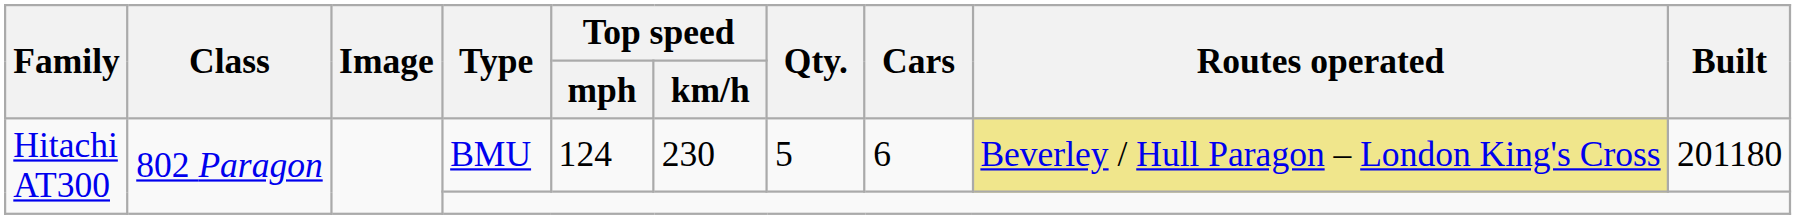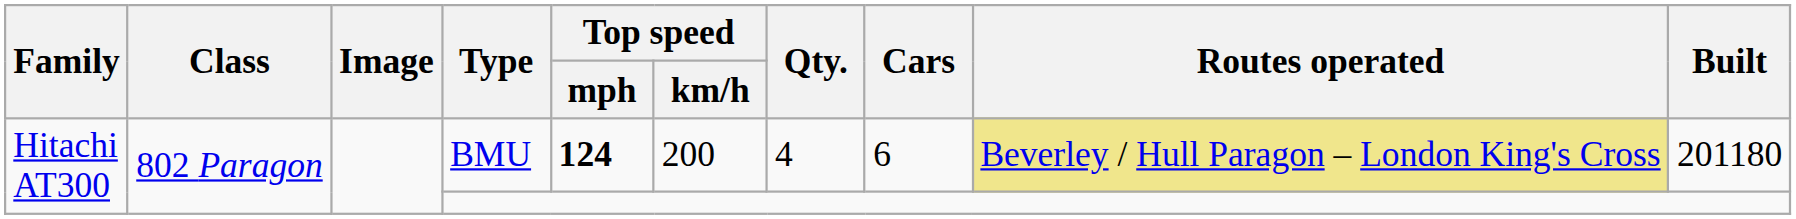(585, 154) normal -> (585, 154) bold
(688, 154) 230 -> (688, 154) 200
(784, 154) 5 -> (784, 154) 4
